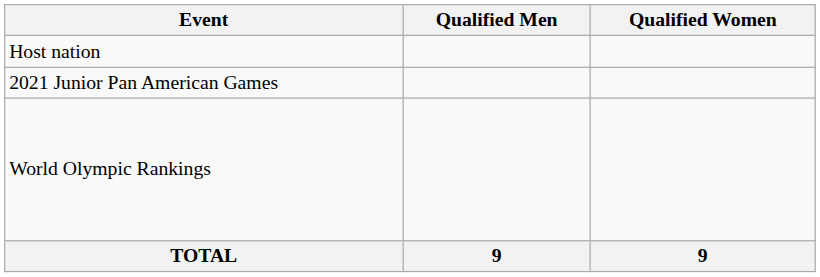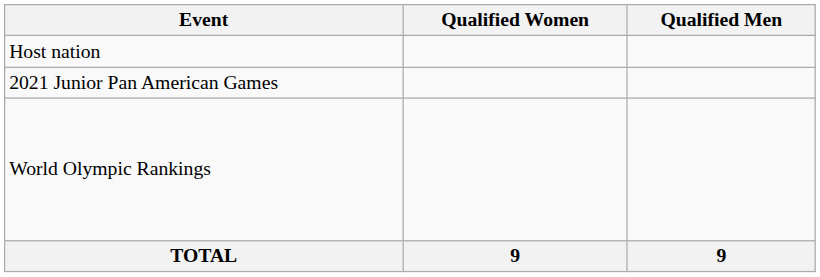columns swapped: (497, 20) <-> (703, 20)
